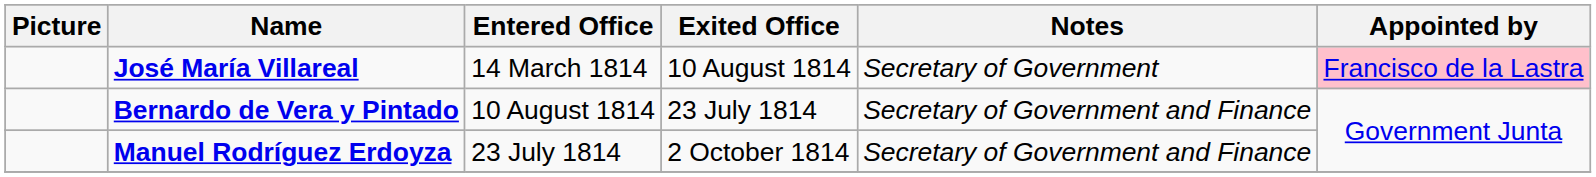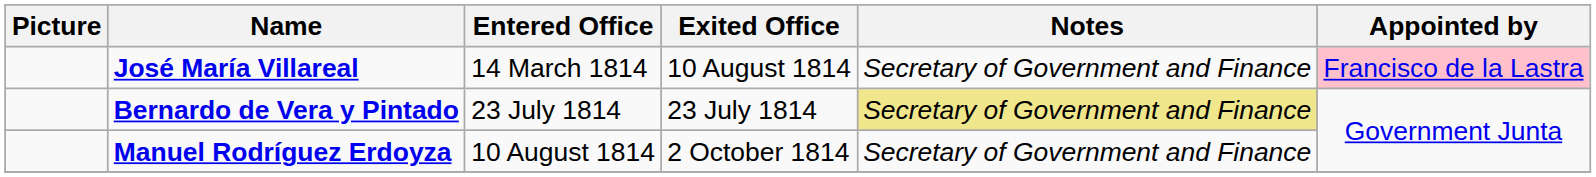(1011, 68) Secretary of Government -> (1087, 68) Secretary of Government and Finance
(563, 110) 10 August 1814 -> (546, 110) 23 July 1814
(1087, 110) no background -> (1087, 110) khaki background
(546, 152) 23 July 1814 -> (563, 152) 10 August 1814
